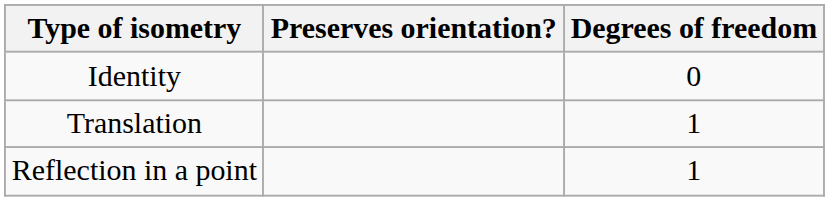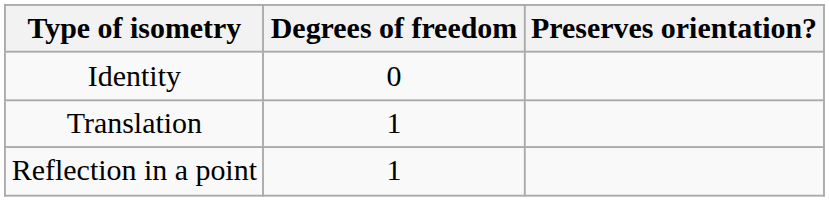columns swapped: (694, 28) <-> (414, 28)
